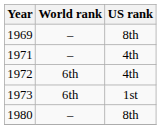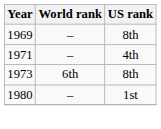- row: (20, 74)
(130, 94) 1st -> (130, 74) 8th
(130, 114) 8th -> (130, 94) 1st
